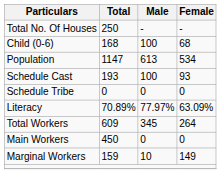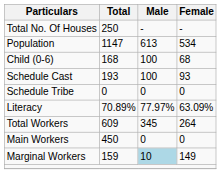rows swapped: (30, 60) <-> (30, 44)
(146, 156) no background -> (146, 156) lightblue background
